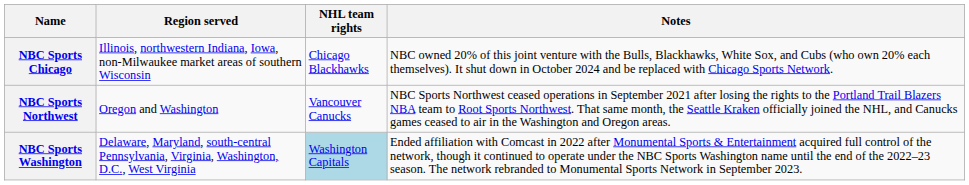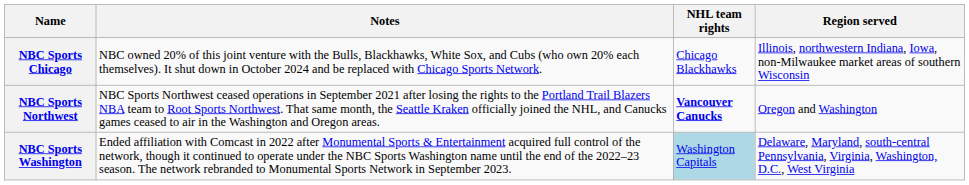columns swapped: (201, 21) <-> (676, 21)
(335, 108) normal -> (704, 108) bold
